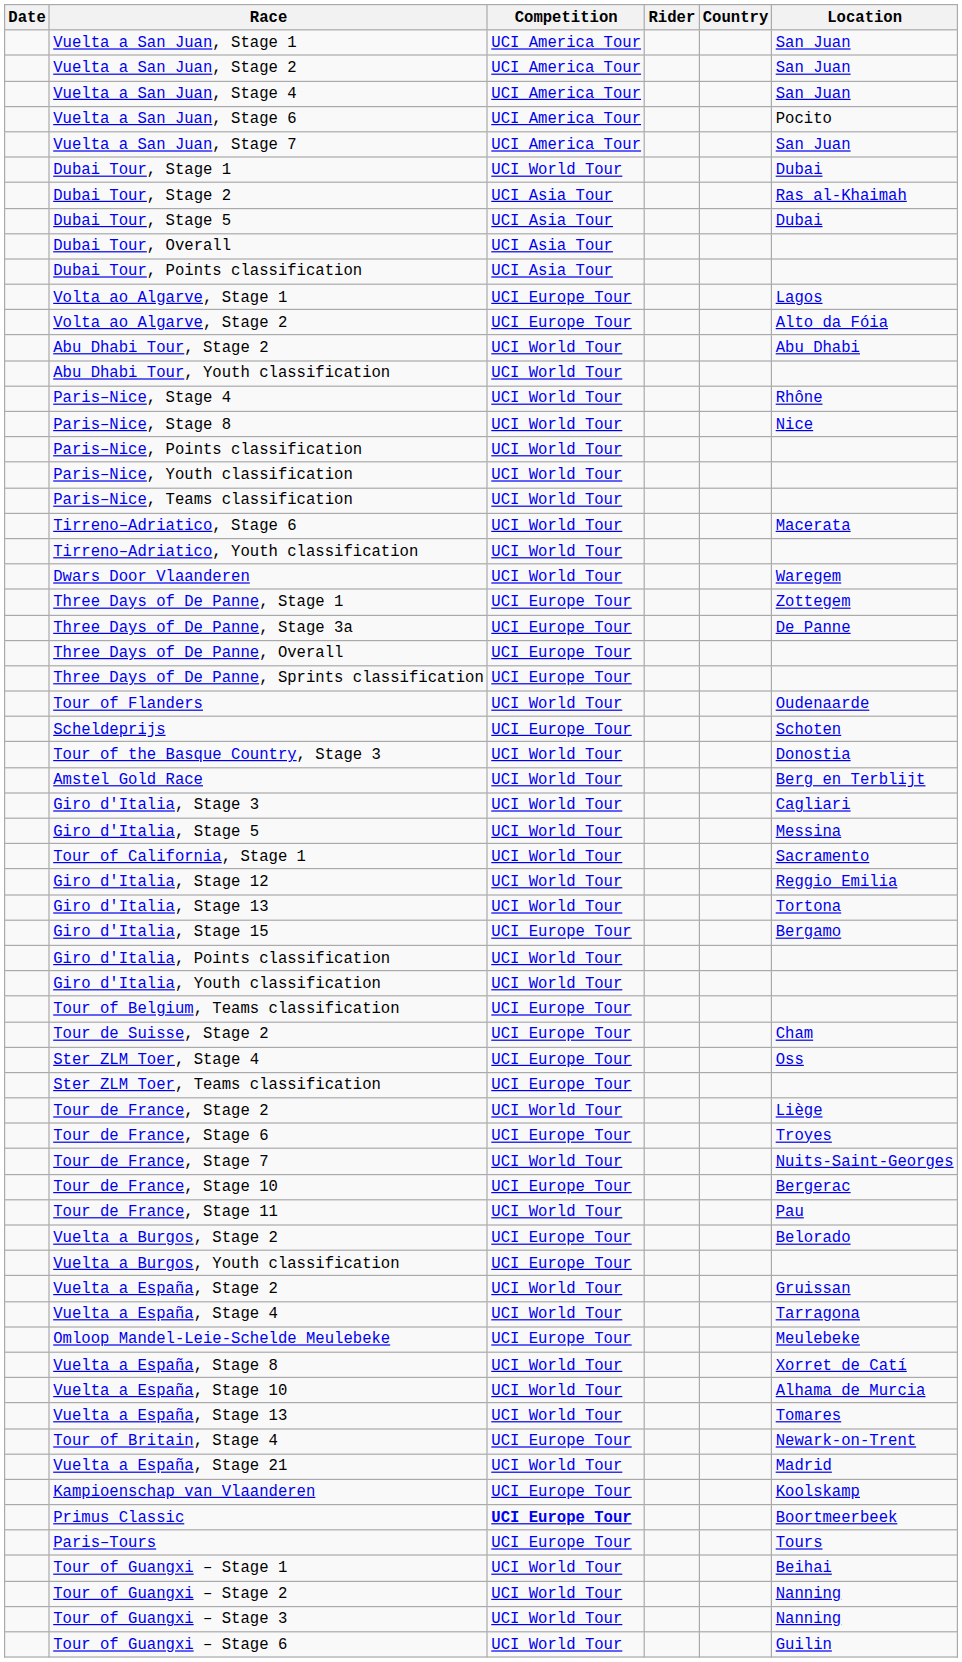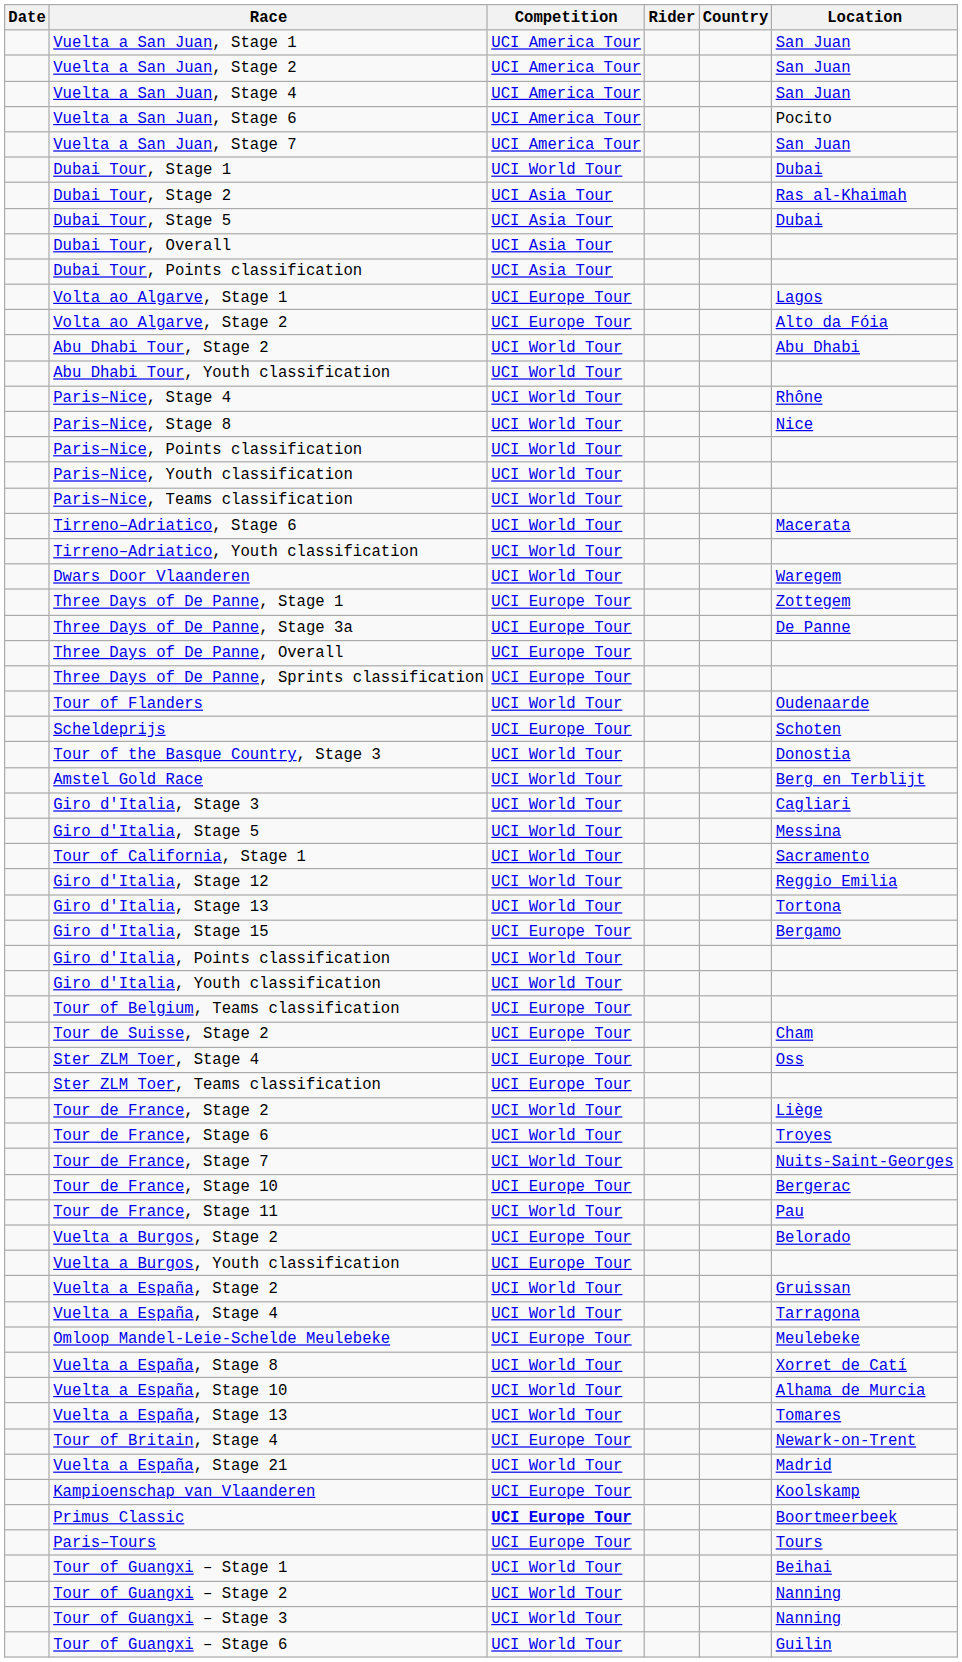(561, 1136) UCI Europe Tour -> (557, 1136) UCI World Tour
